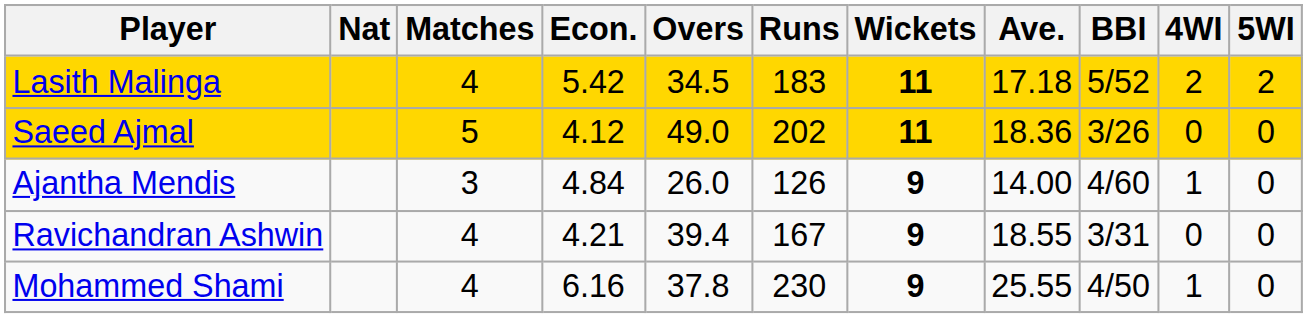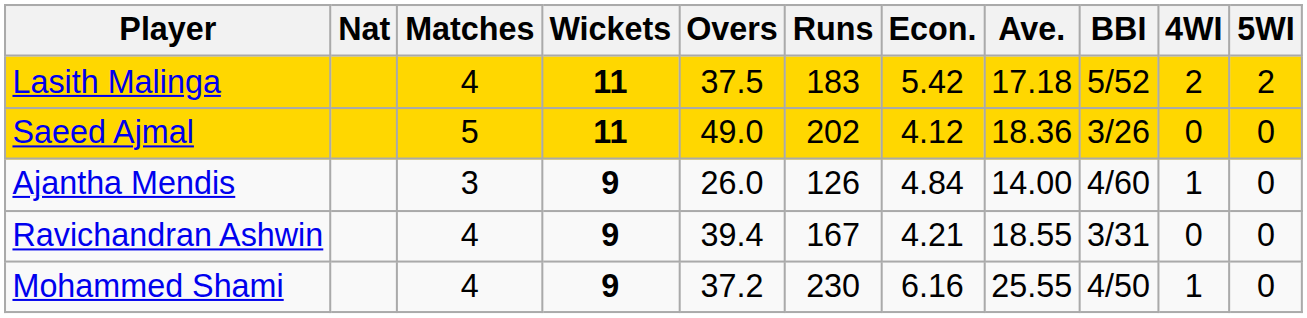columns swapped: (915, 30) <-> (593, 30)
(698, 81) 34.5 -> (732, 81) 37.5
(698, 286) 37.8 -> (732, 286) 37.2
